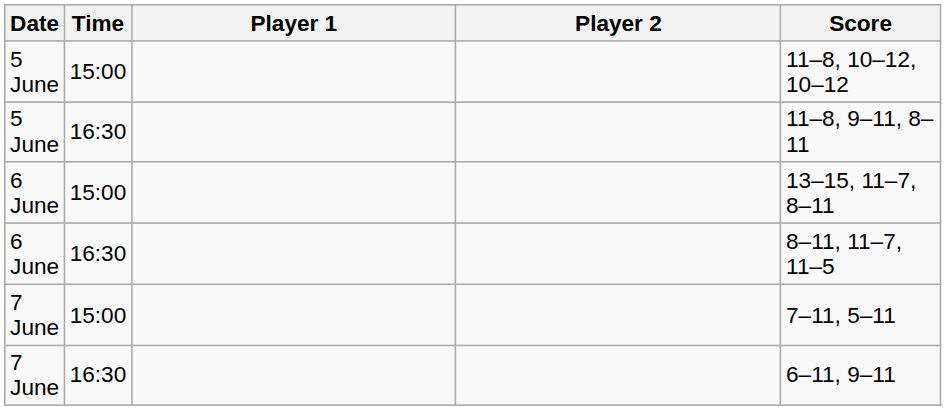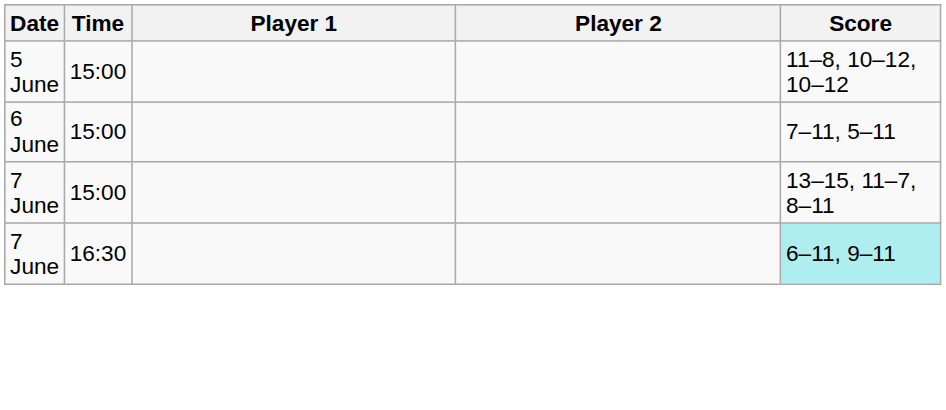- row: (35, 132)
(851, 193) 13–15, 11–7, 8–11 -> (841, 132) 7–11, 5–11
- row: (35, 254)
(841, 315) 7–11, 5–11 -> (851, 193) 13–15, 11–7, 8–11
(841, 375) no background -> (841, 254) paleturquoise background
